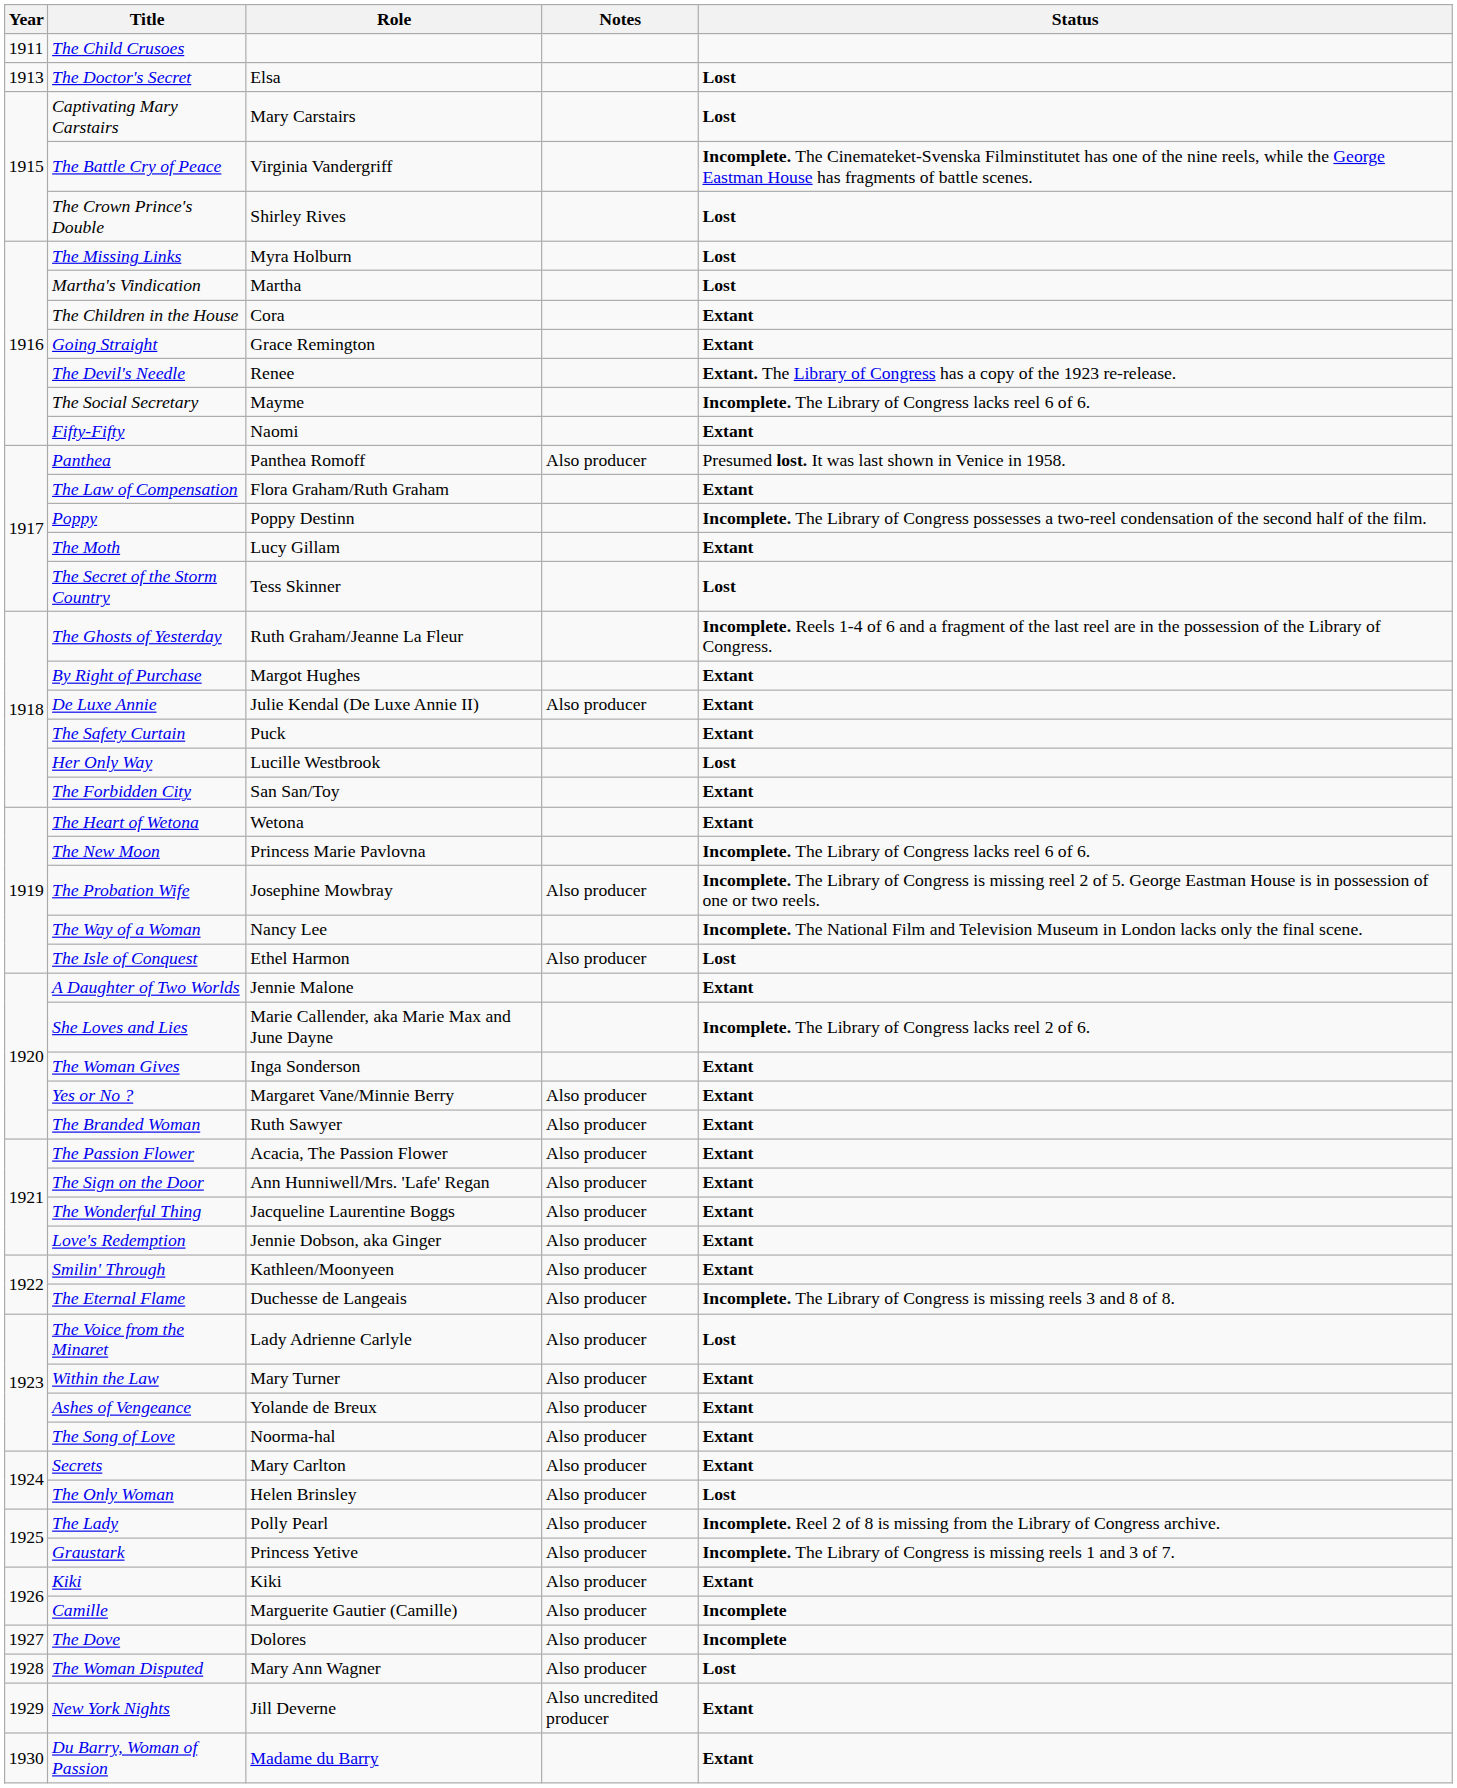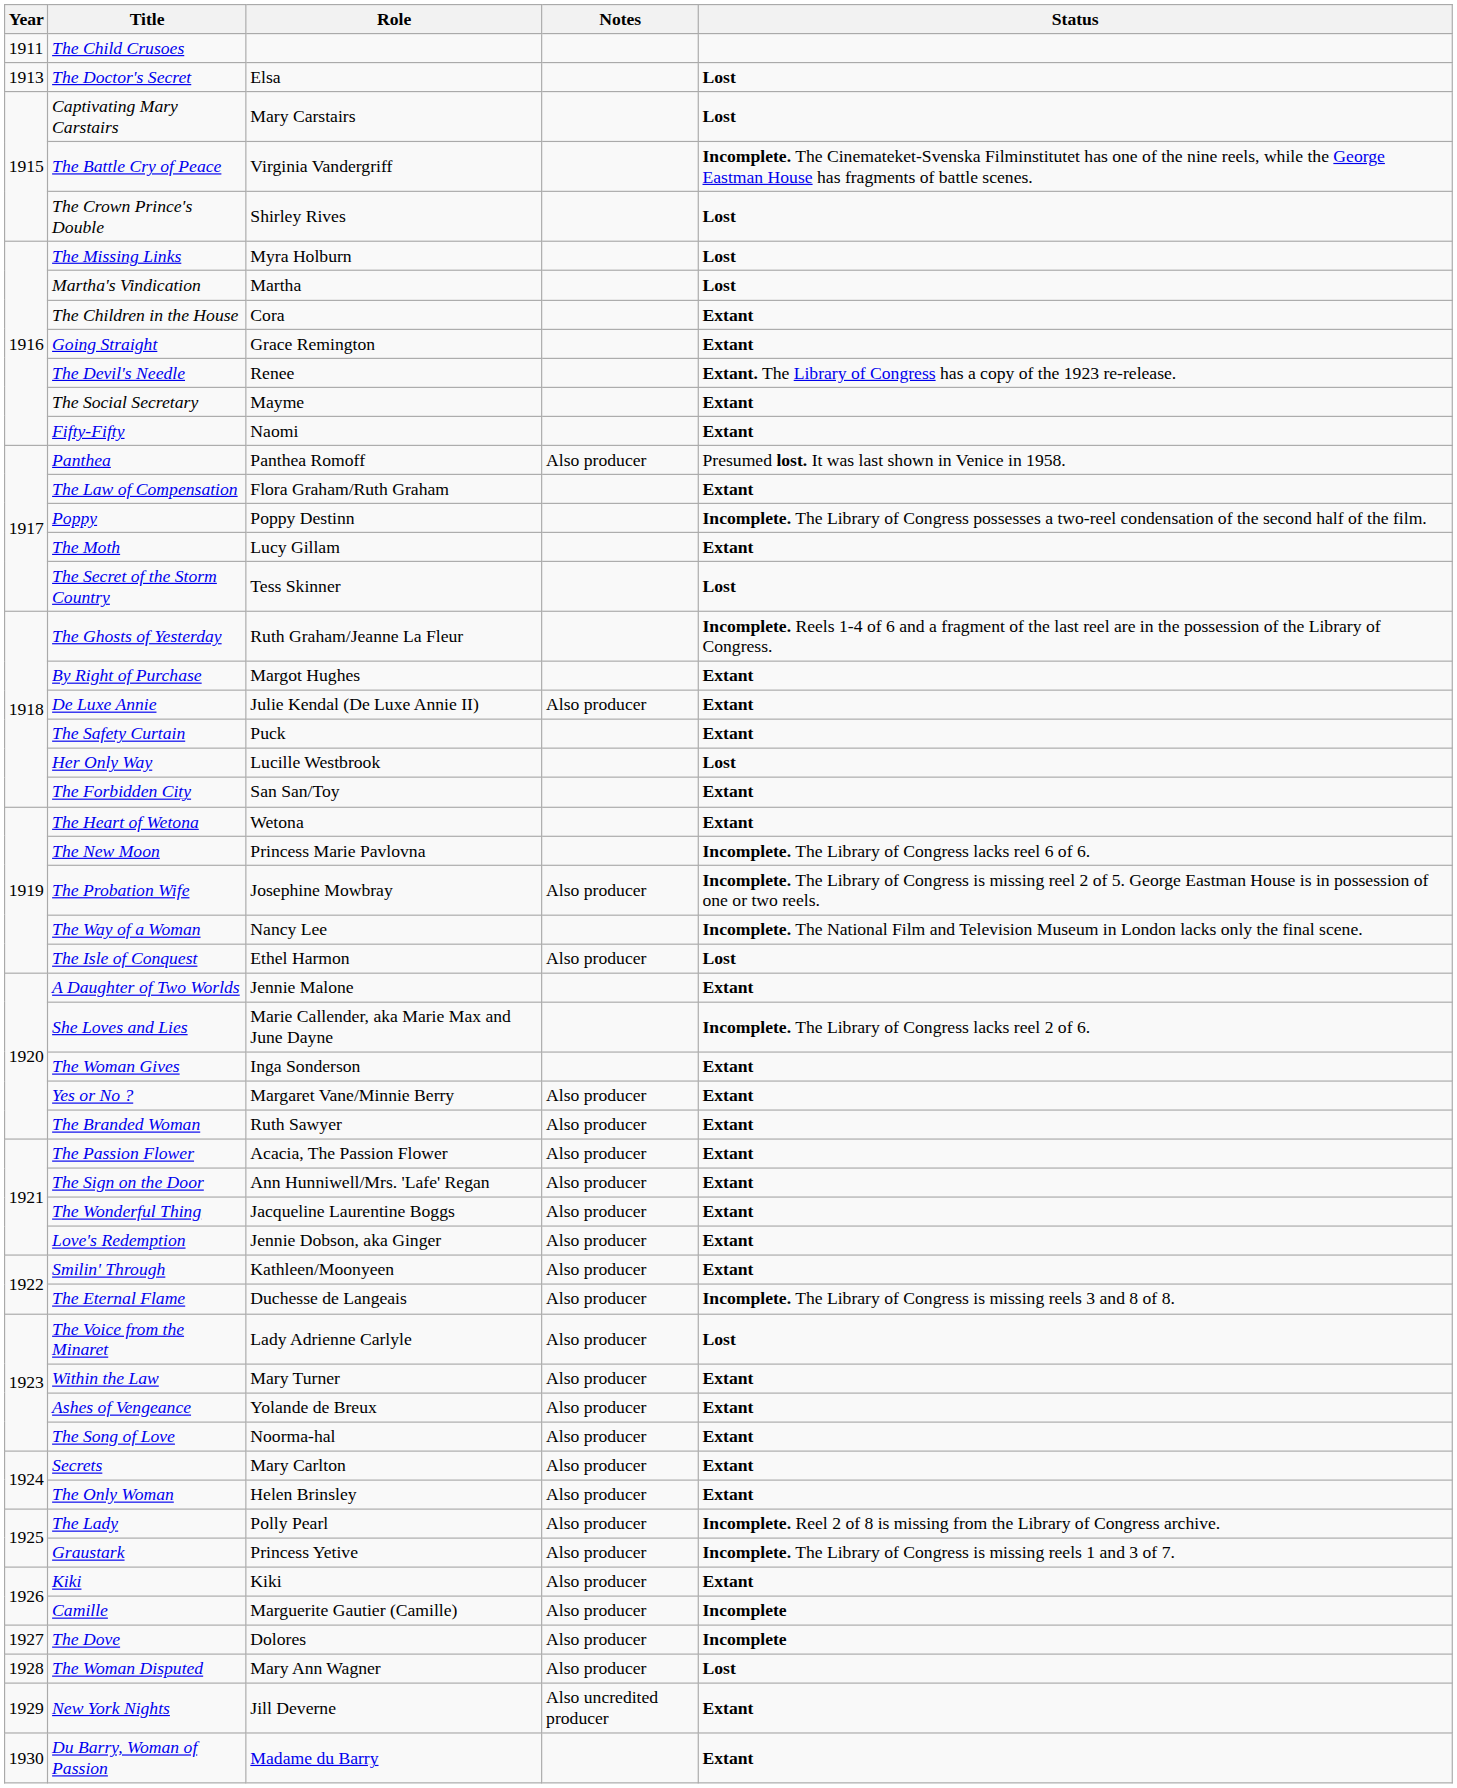(896, 401) Incomplete. The Library of Congress lacks reel 6 of 6. -> (728, 401) Extant
(719, 1494) Lost -> (728, 1494) Extant
